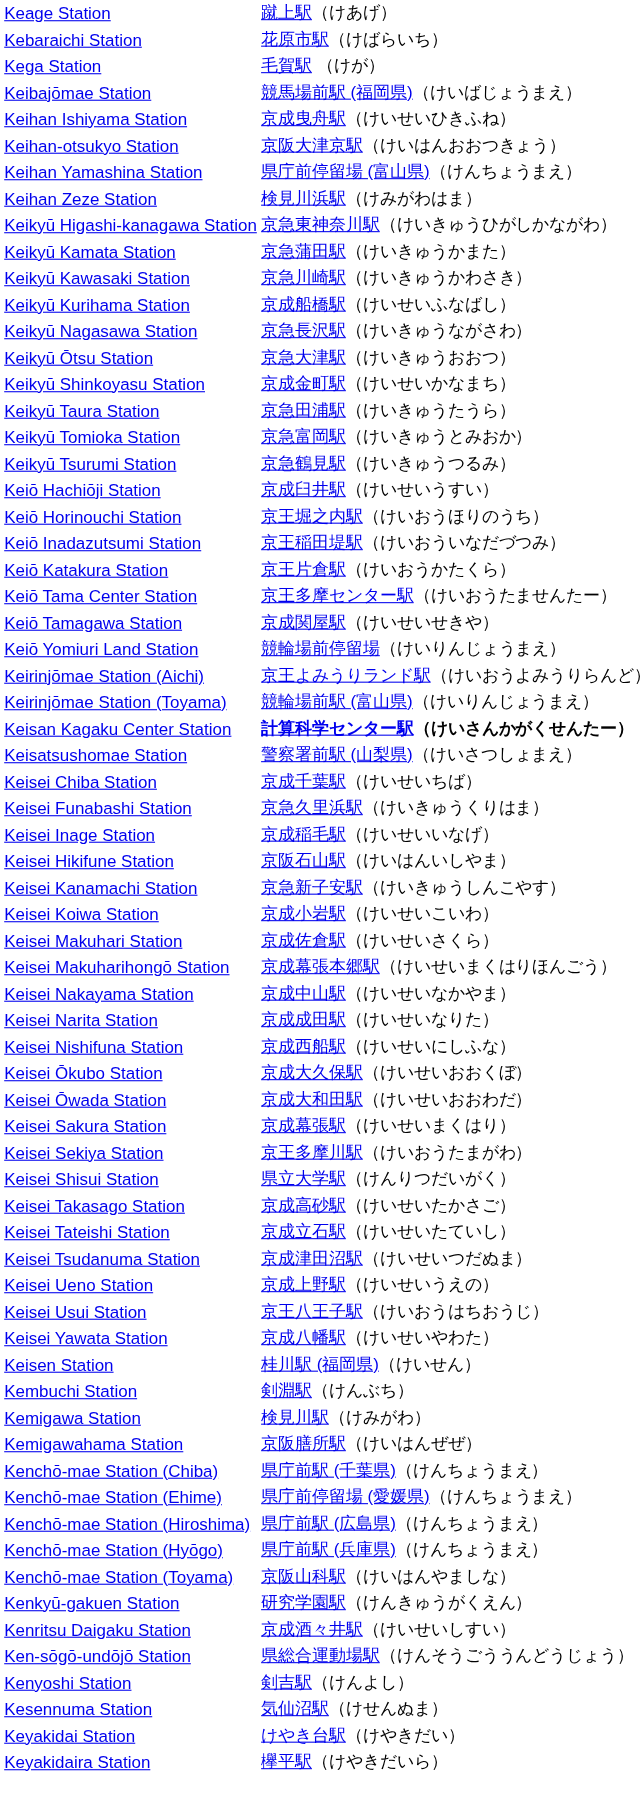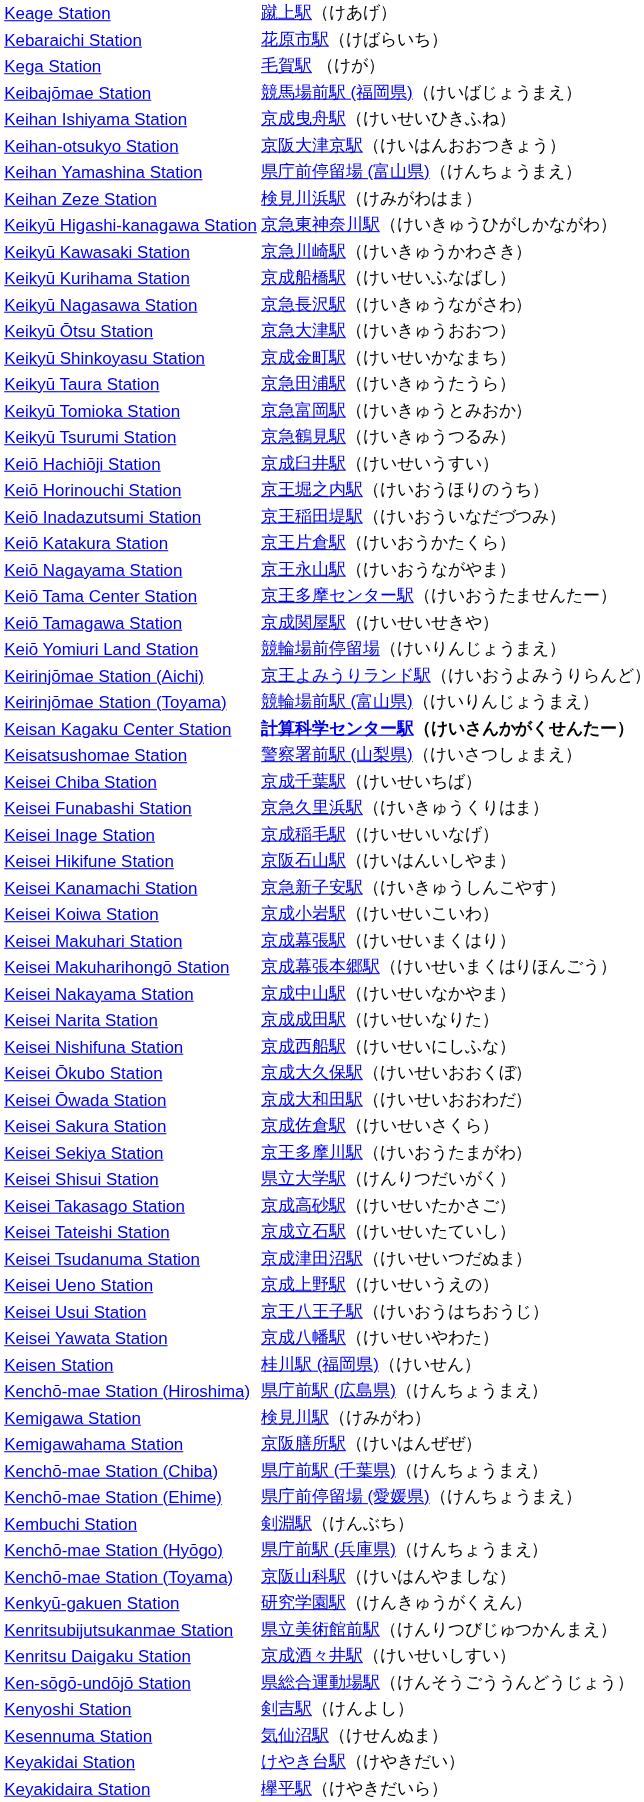- row: (90, 251)
+ row: (93, 569)
(380, 940) 京成佐倉駅（けいせいさくら） -> (388, 940) 京成幕張駅（けいせいまくはり）
(388, 1125) 京成幕張駅（けいせいまくはり） -> (380, 1125) 京成佐倉駅（けいせいさくら）
rows swapped: (71, 1391) <-> (127, 1523)
+ row: (119, 1629)
